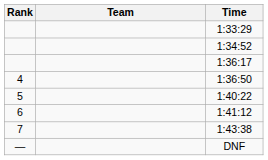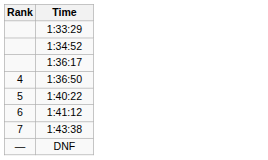- column: (121, 12)
